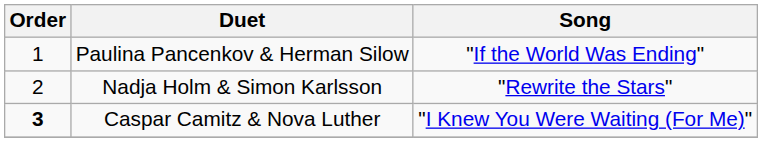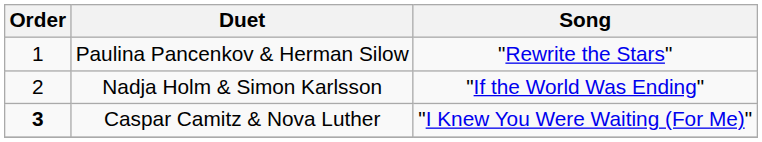(585, 53) "If the World Was Ending" -> (585, 53) "Rewrite the Stars"
(585, 86) "Rewrite the Stars" -> (585, 86) "If the World Was Ending"
